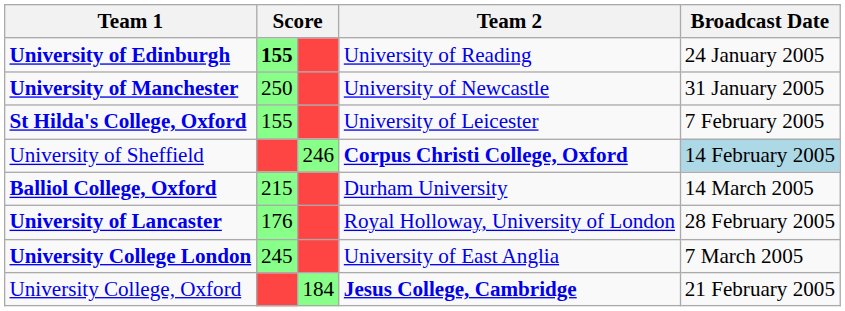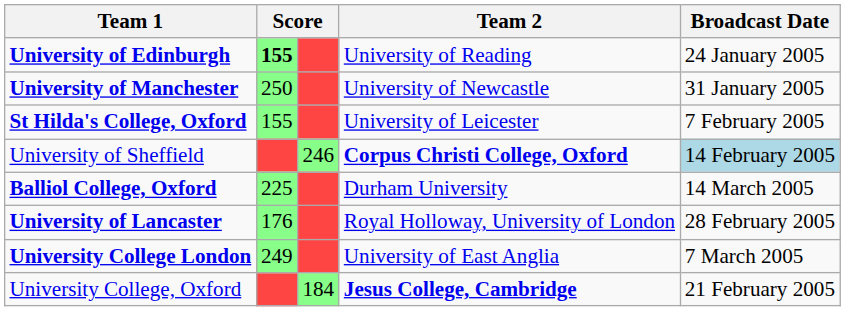(277, 188) 215 -> (277, 188) 225
(277, 255) 245 -> (277, 255) 249
